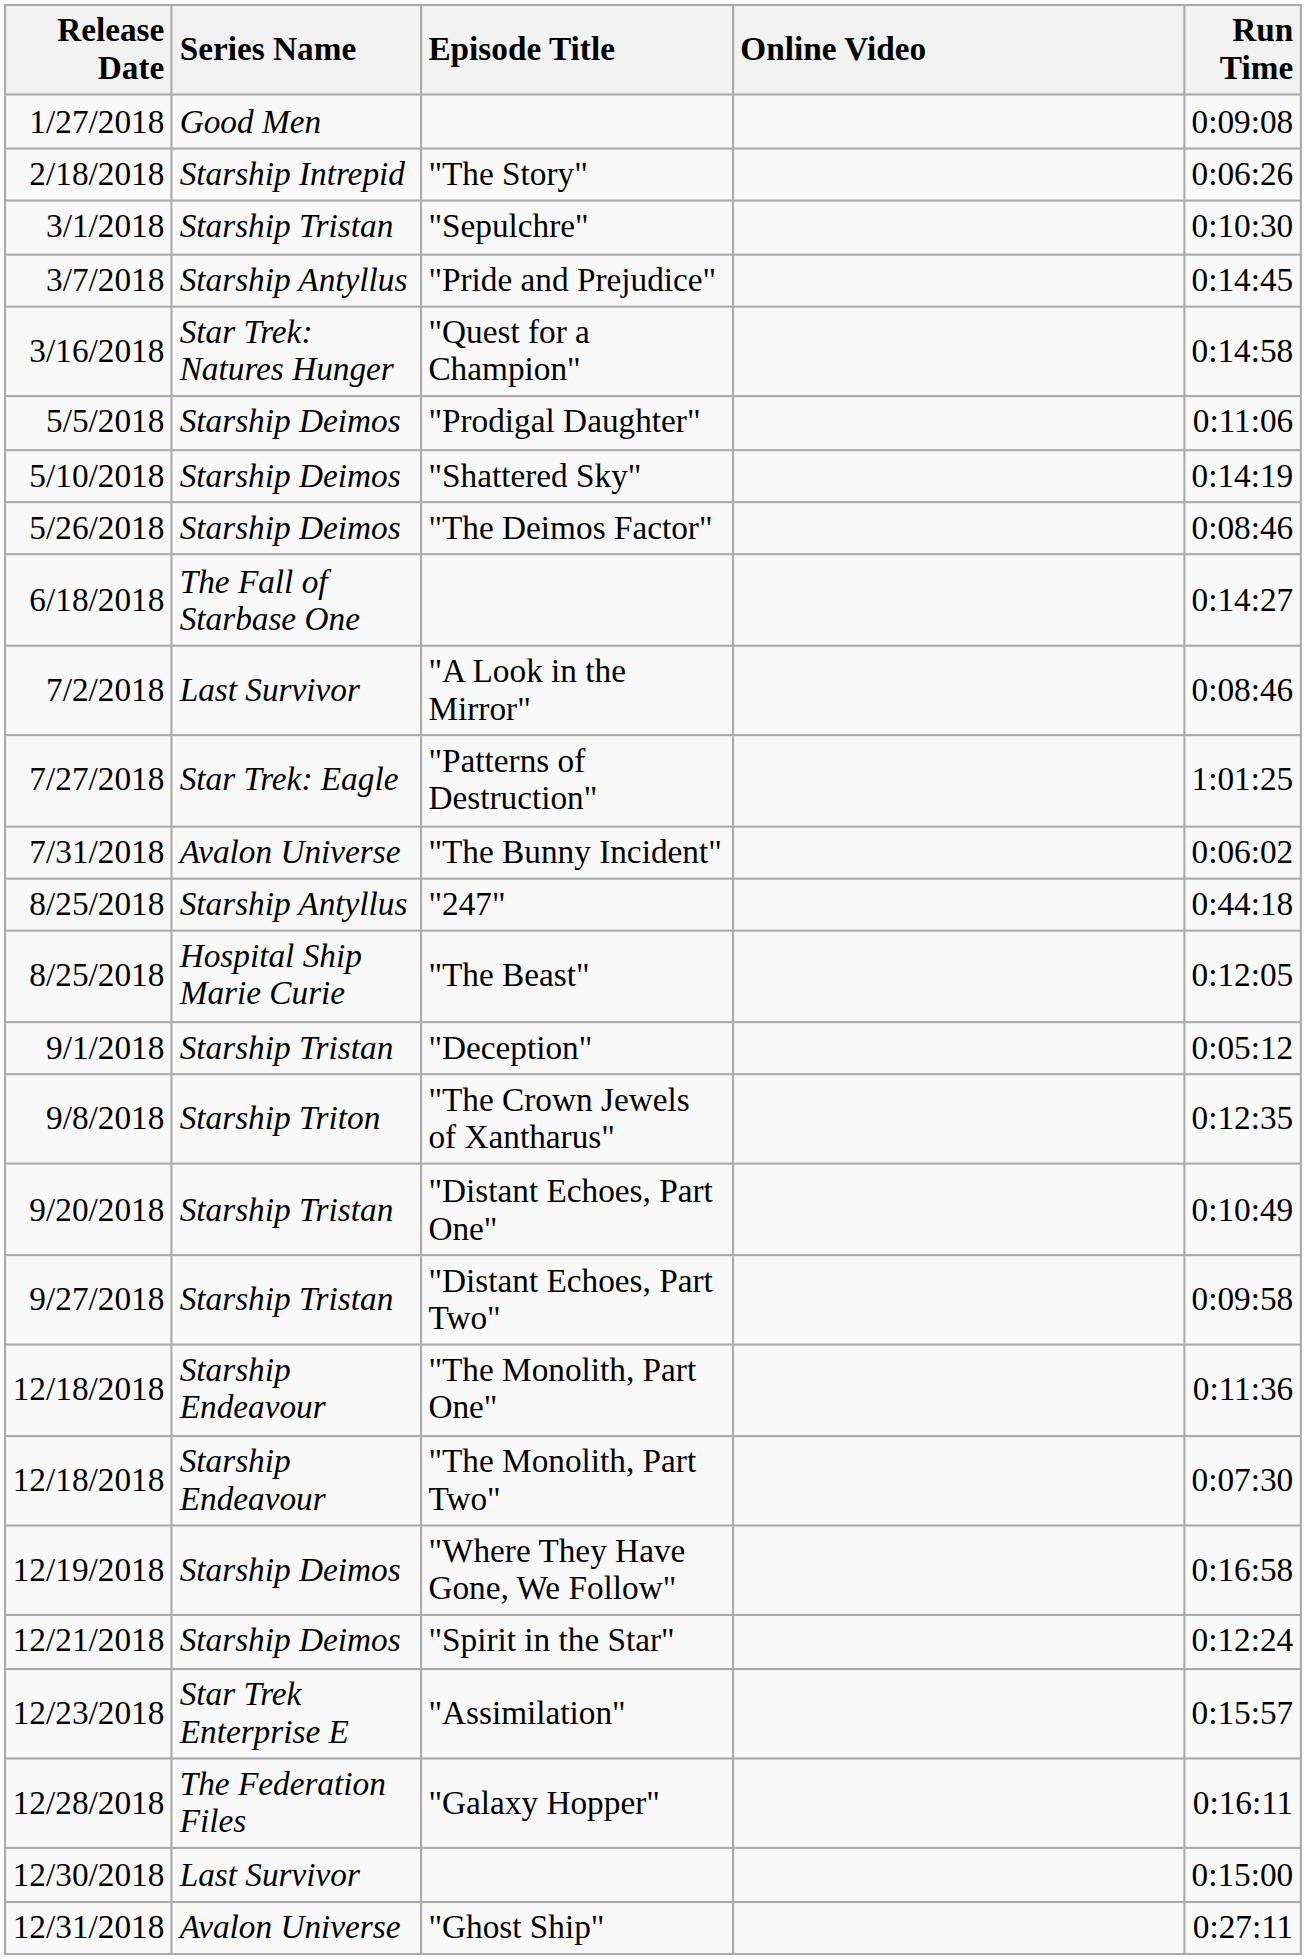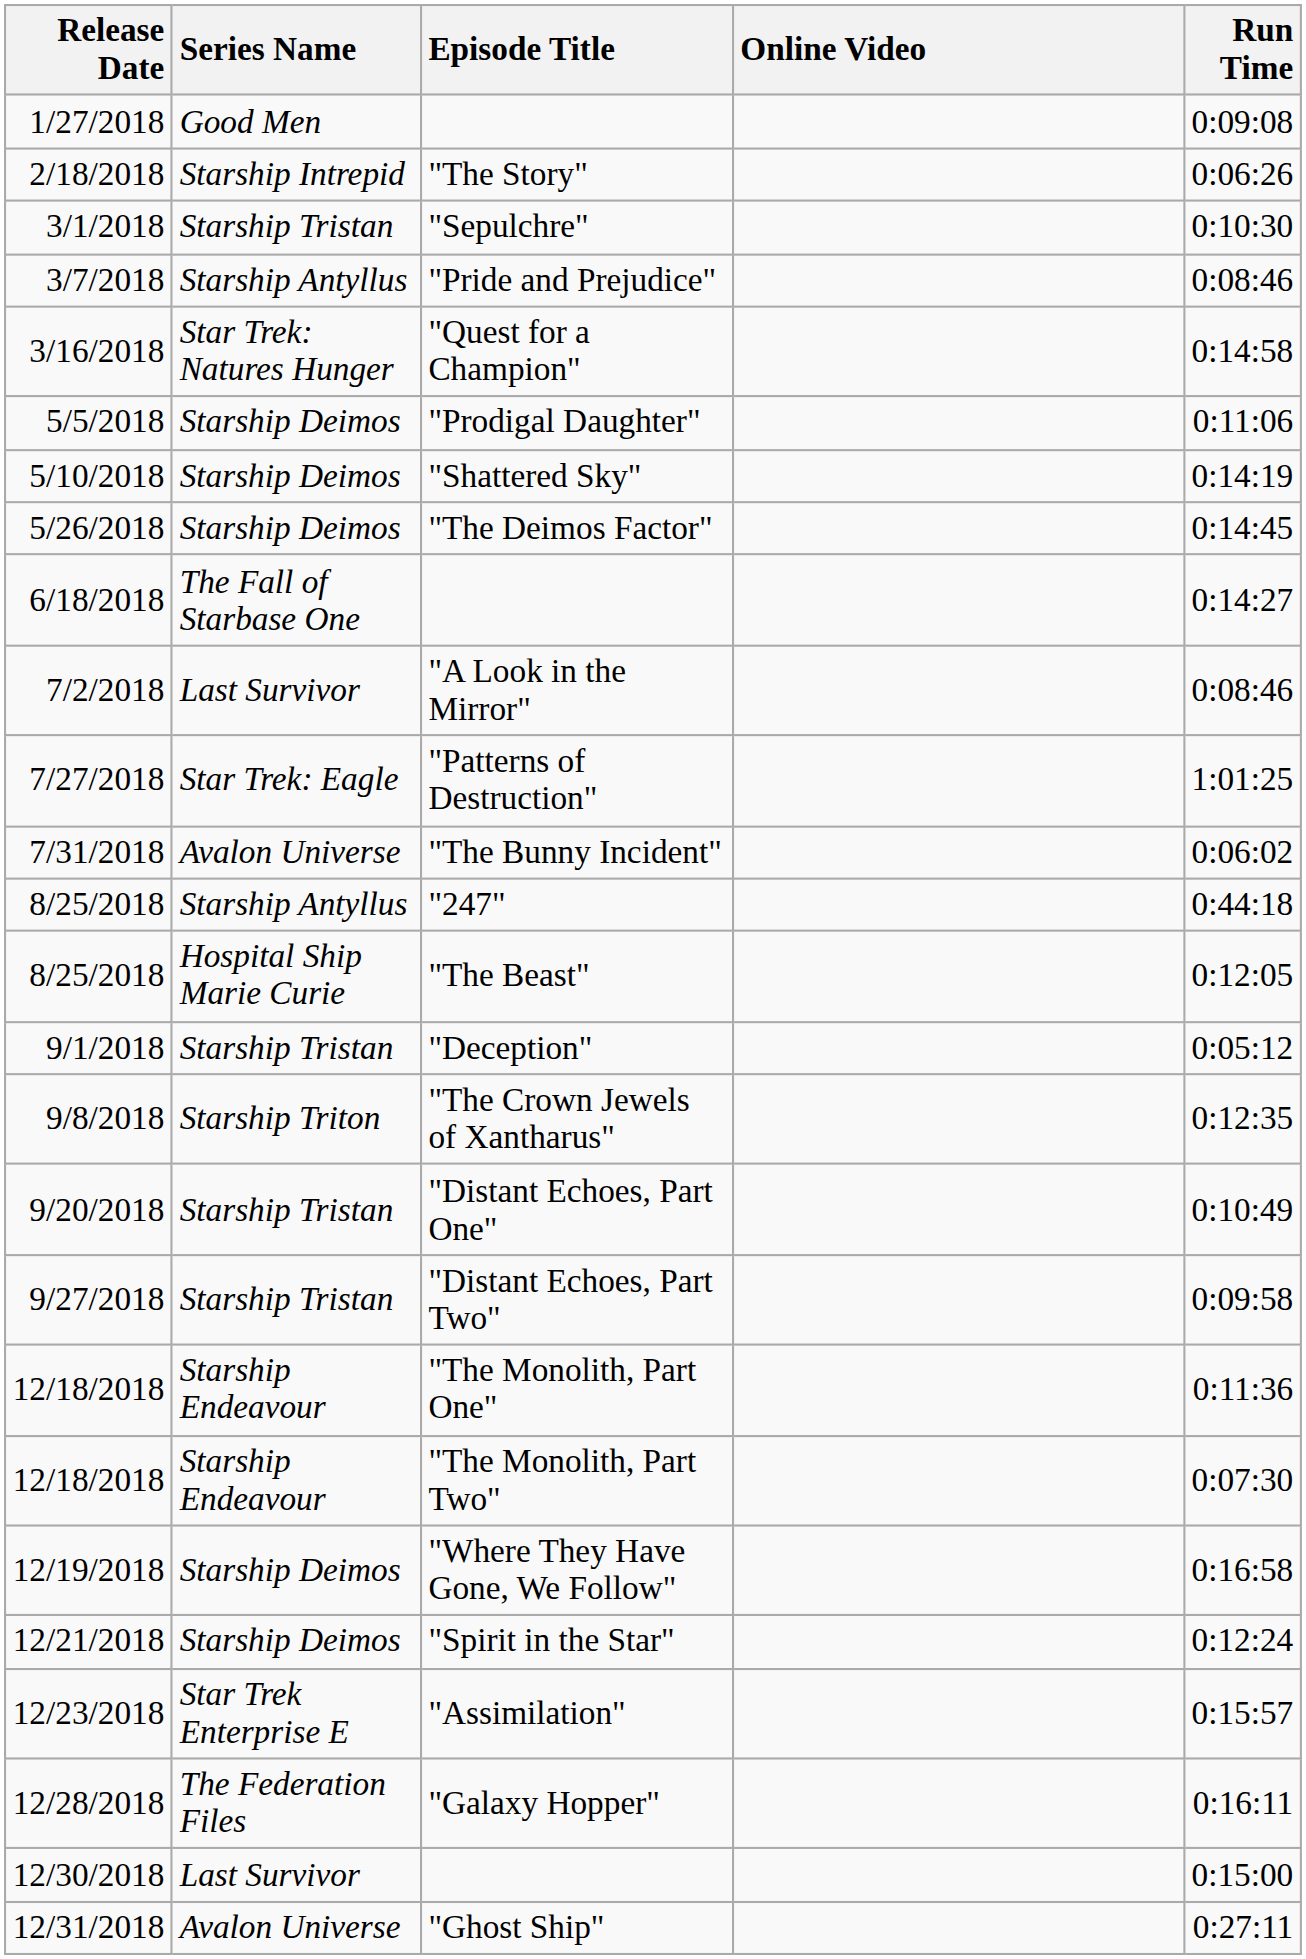(1242, 279) 0:14:45 -> (1242, 279) 0:08:46
(1242, 528) 0:08:46 -> (1242, 528) 0:14:45
